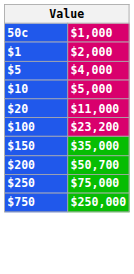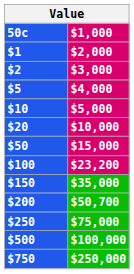+ row: (14, 70)
(95, 108) $11,000 -> (95, 127) $10,000
+ row: (18, 146)
+ row: (21, 240)
